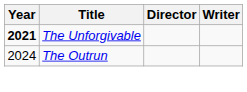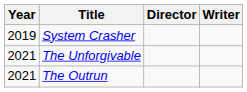+ row: (89, 35)
(22, 35) bold -> (22, 55) normal
(22, 55) 2024 -> (22, 76) 2021
